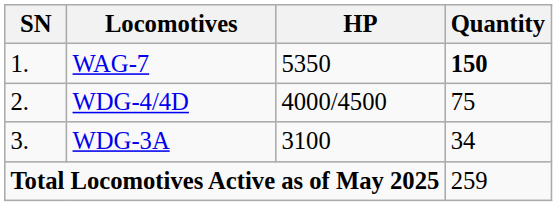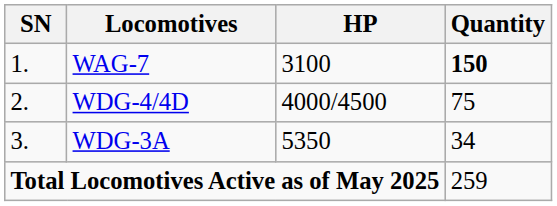(306, 63) 5350 -> (306, 63) 3100
(306, 141) 3100 -> (306, 141) 5350
